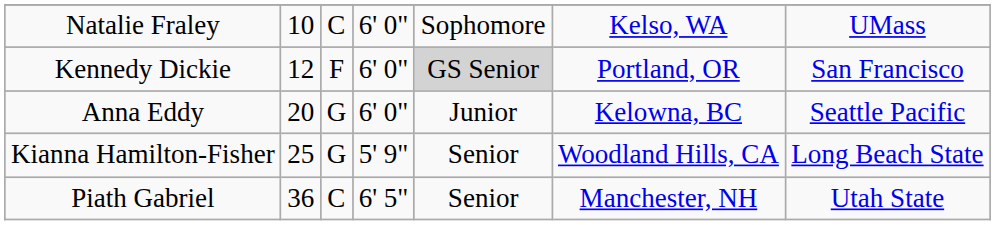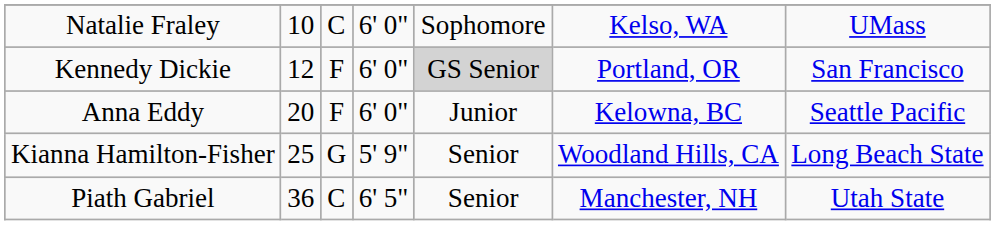(336, 111) G -> (336, 111) F
